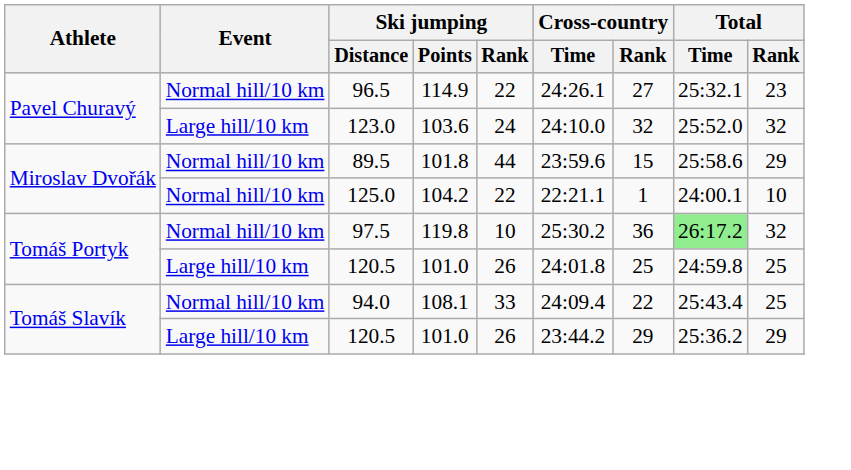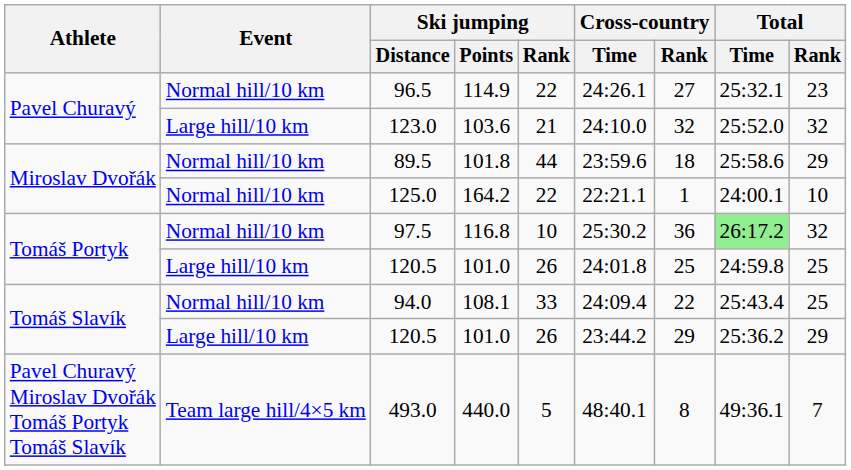(505, 126) 24 -> (546, 126) 21
(643, 161) 15 -> (684, 161) 18
(445, 196) 104.2 -> (486, 196) 164.2
(445, 231) 119.8 -> (486, 231) 116.8
+ row: (83, 409)
